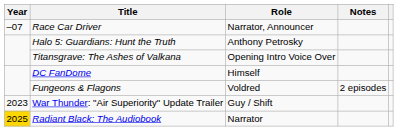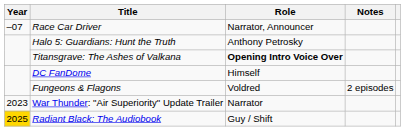(282, 57) normal -> (285, 57) bold
(250, 103) Guy / Shift -> (245, 103) Narrator
(245, 118) Narrator -> (250, 118) Guy / Shift
